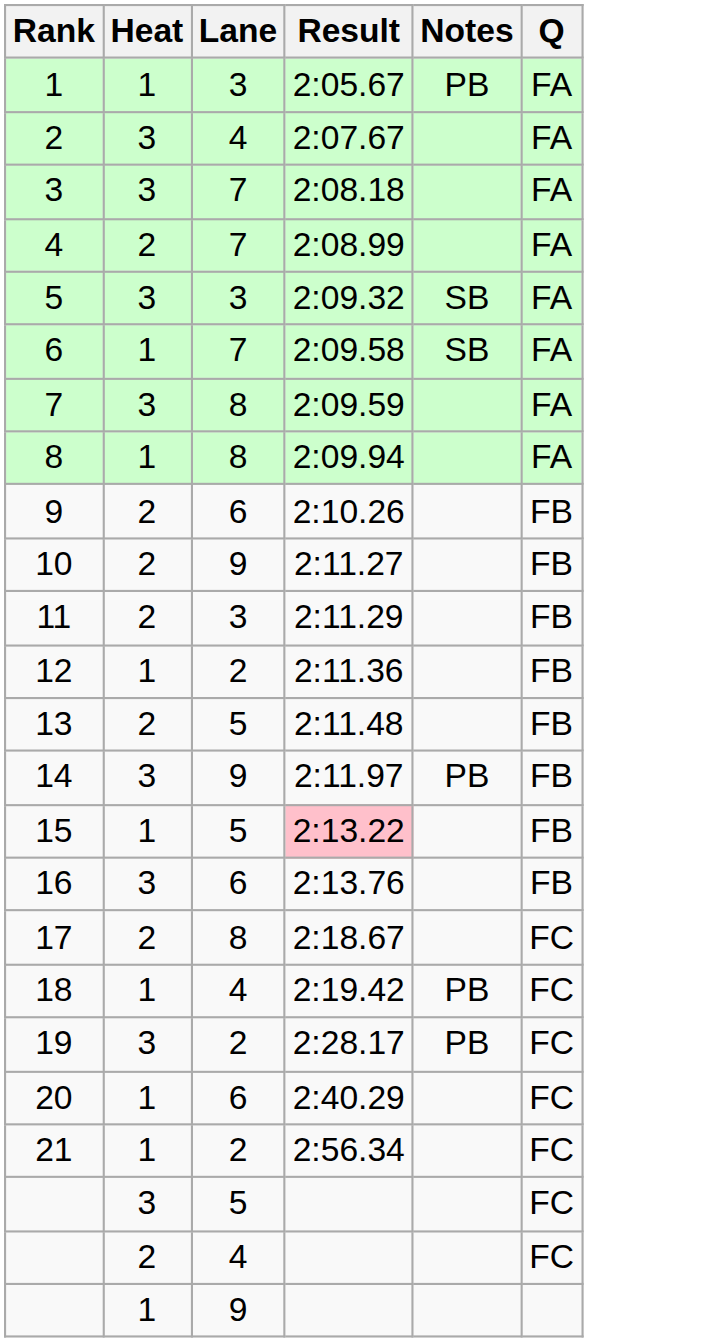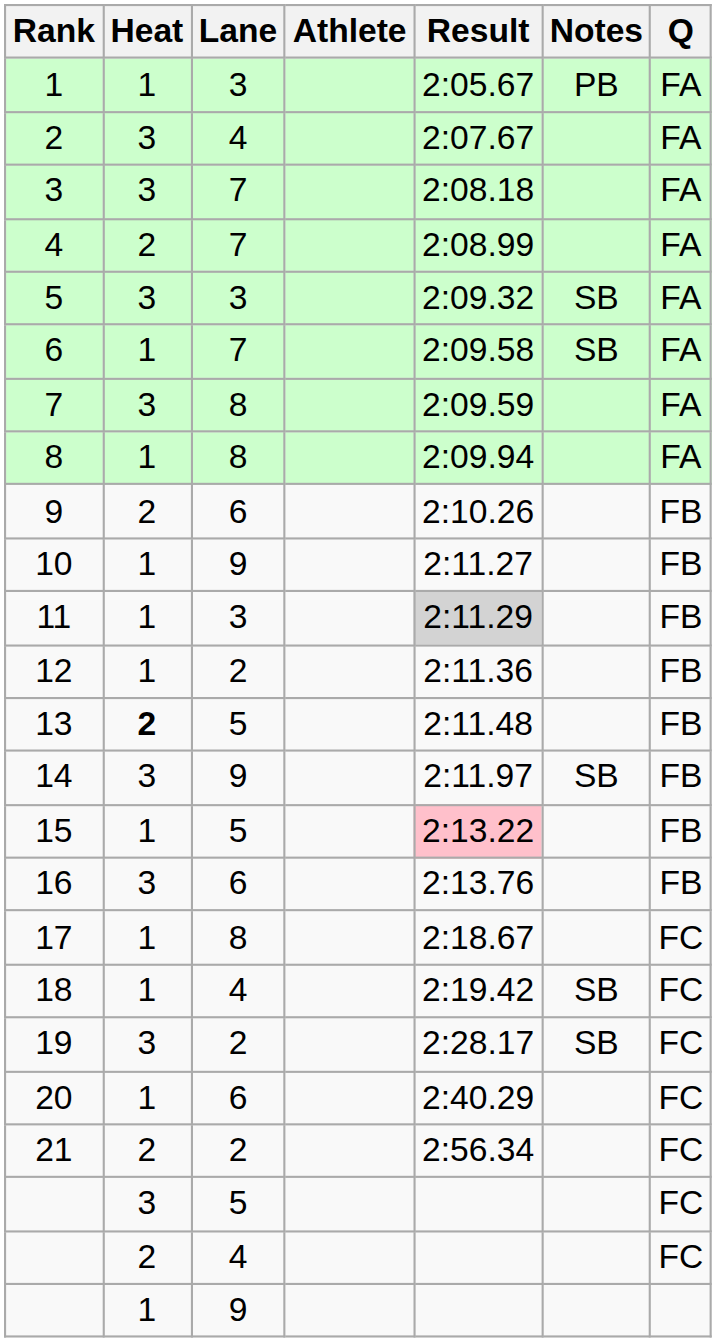+ column: (350, 31)
(147, 564) 2 -> (147, 564) 1
(147, 617) 2 -> (147, 617) 1
(349, 617) no background -> (478, 617) lightgrey background
(147, 723) normal -> (147, 723) bold
(467, 777) PB -> (596, 777) SB
(147, 937) 2 -> (147, 937) 1
(467, 990) PB -> (596, 990) SB
(467, 1043) PB -> (596, 1043) SB
(147, 1150) 1 -> (147, 1150) 2
